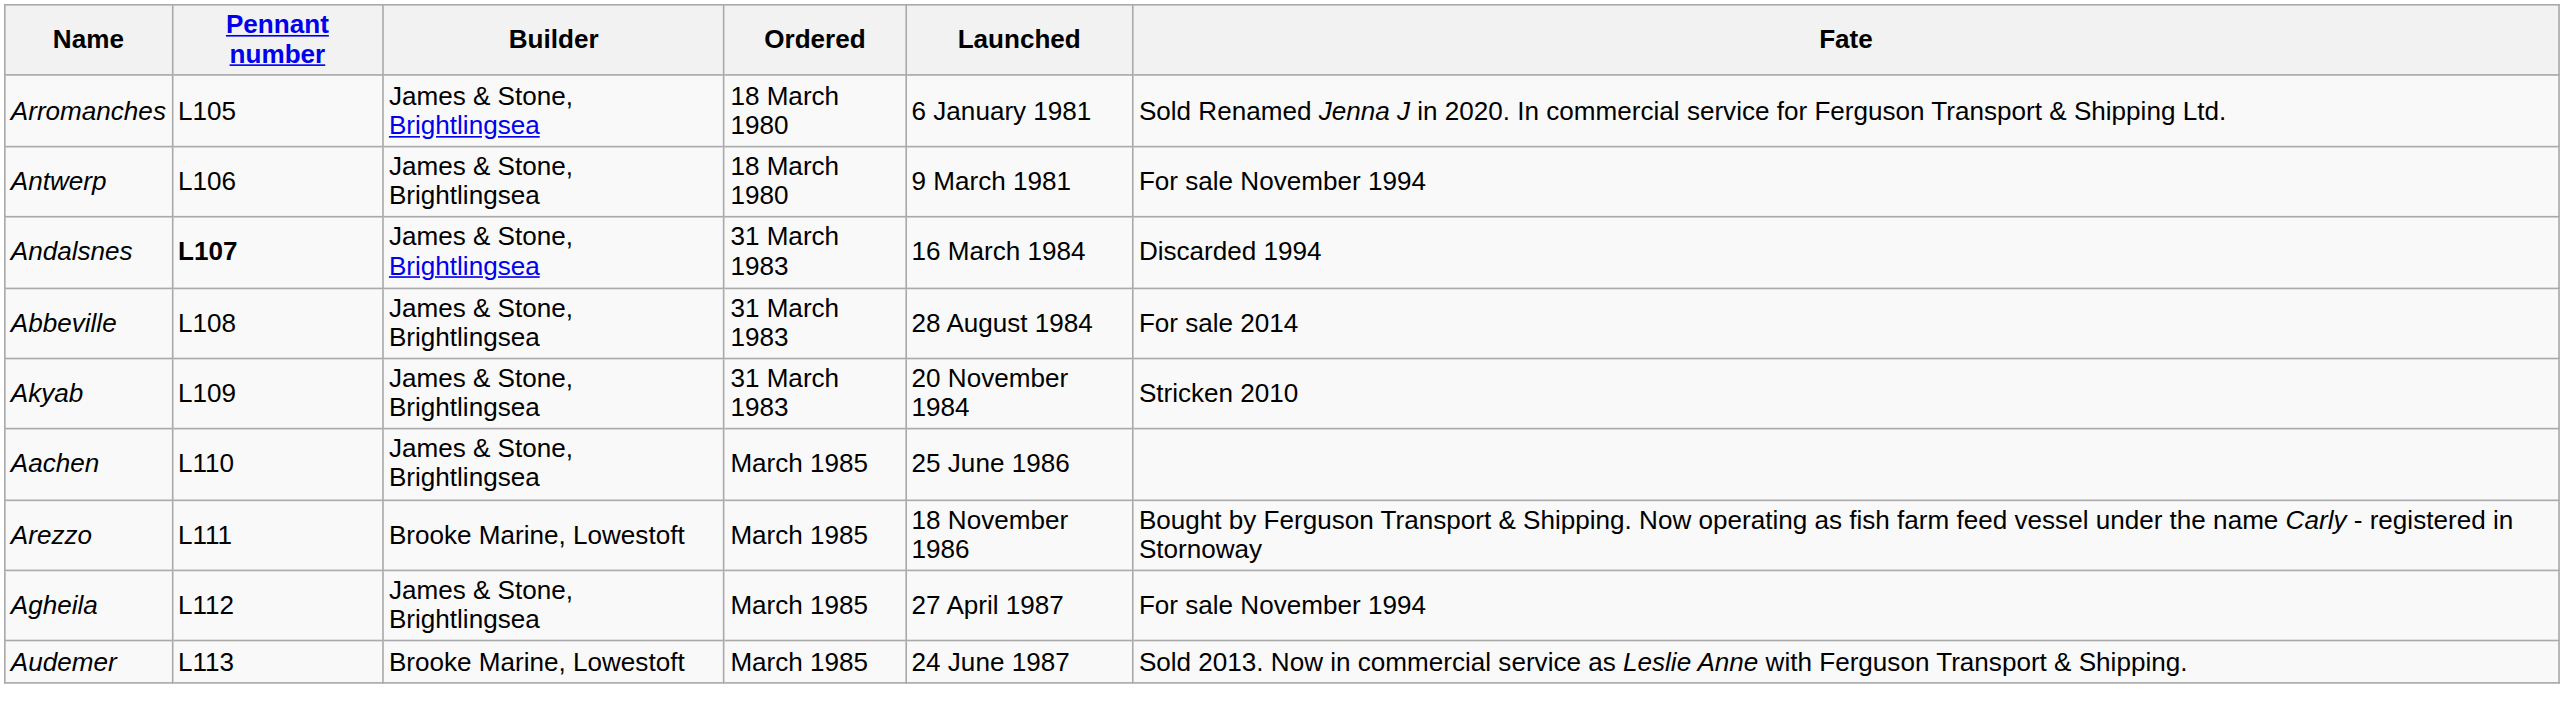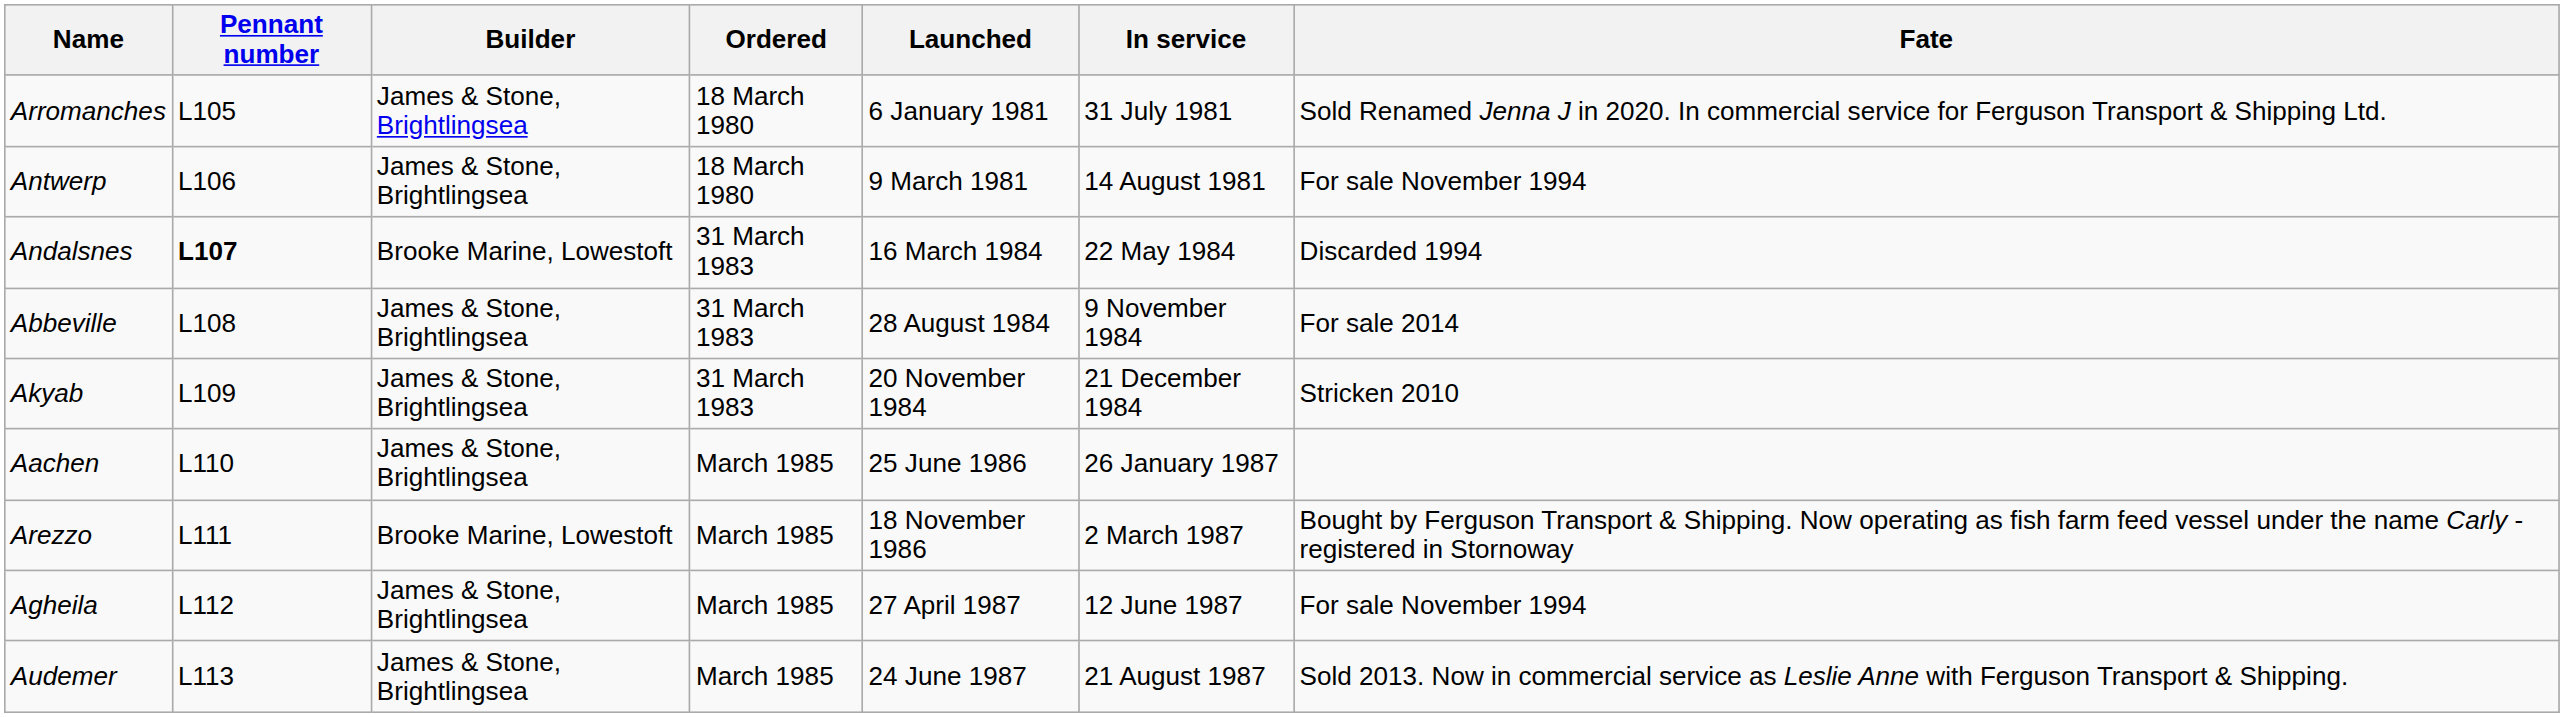+ column: (1186, 39)
(481, 251) James & Stone, Brightlingsea -> (525, 251) Brooke Marine, Lowestoft
(537, 661) Brooke Marine, Lowestoft -> (469, 676) James & Stone, Brightlingsea
